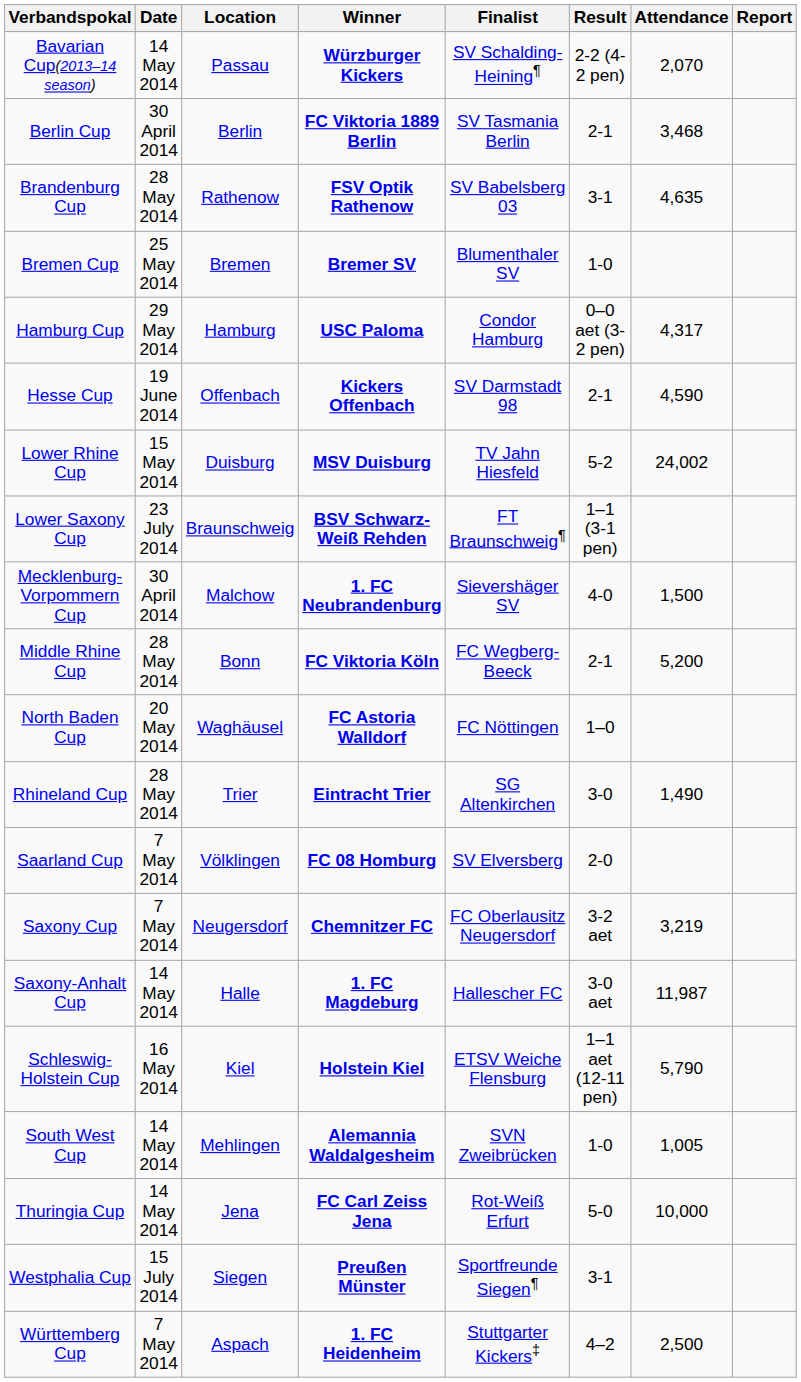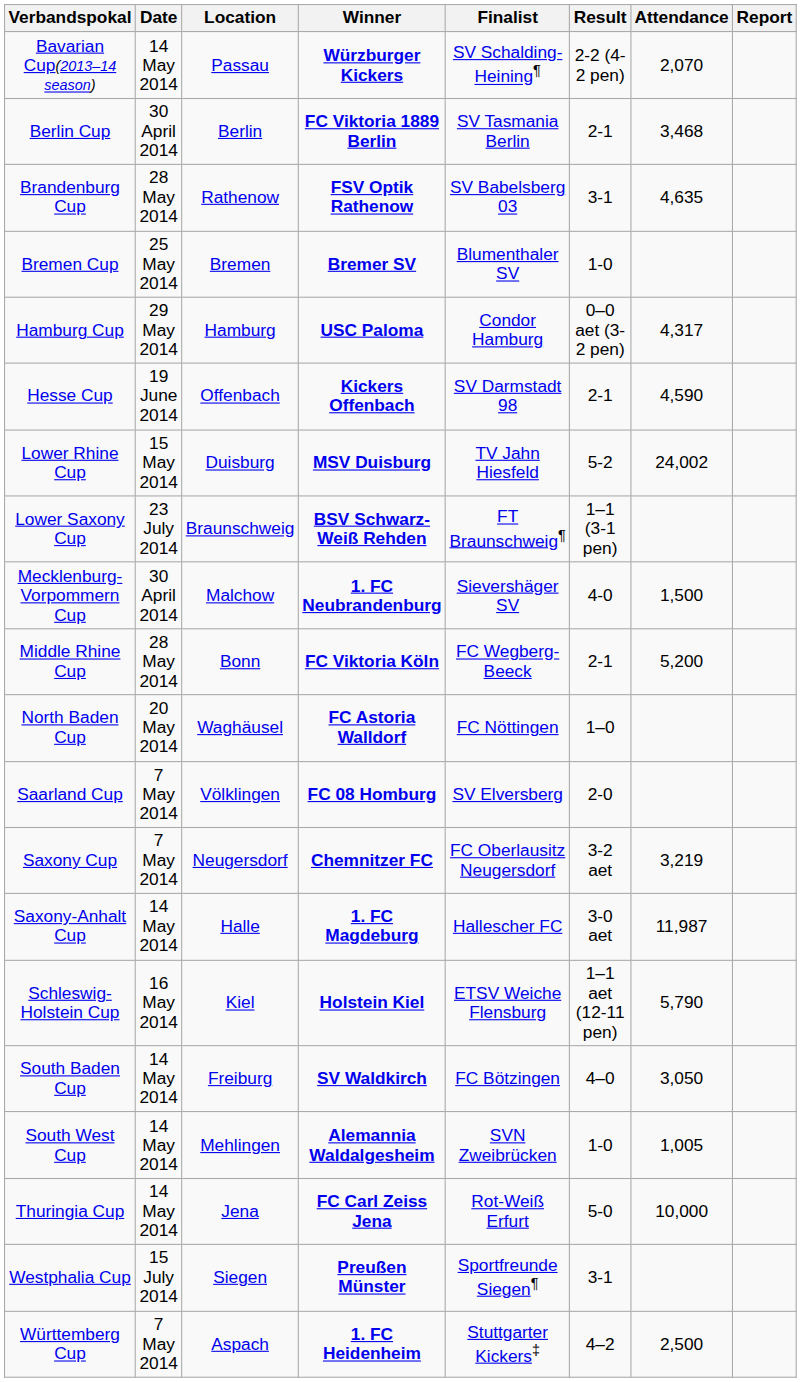- row: (70, 794)
+ row: (70, 1078)
